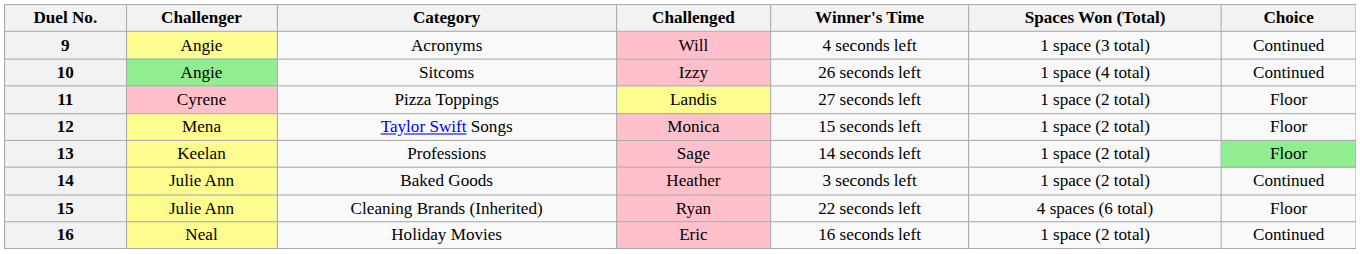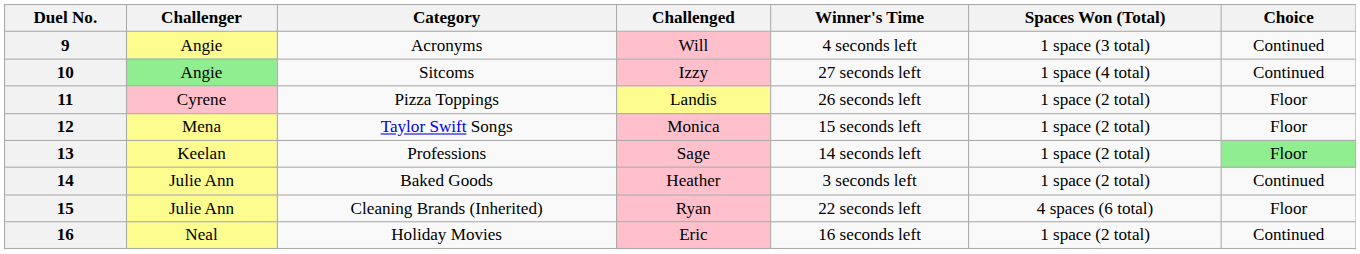(870, 72) 26 seconds left -> (870, 72) 27 seconds left
(870, 99) 27 seconds left -> (870, 99) 26 seconds left
